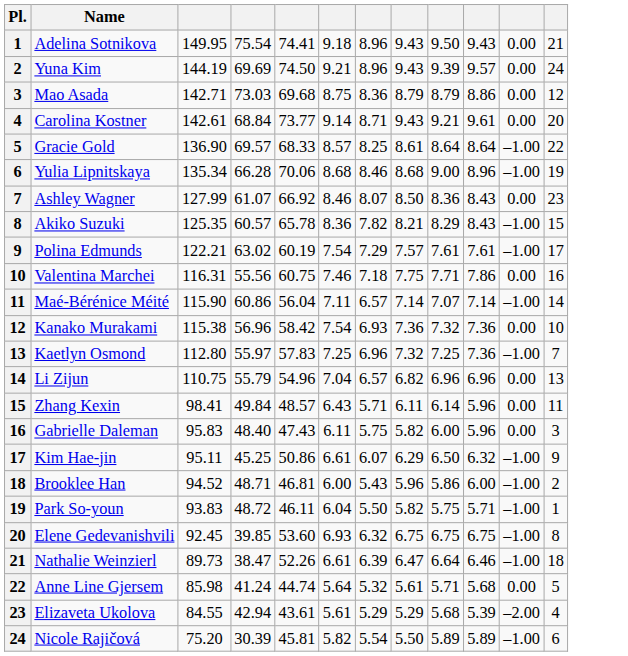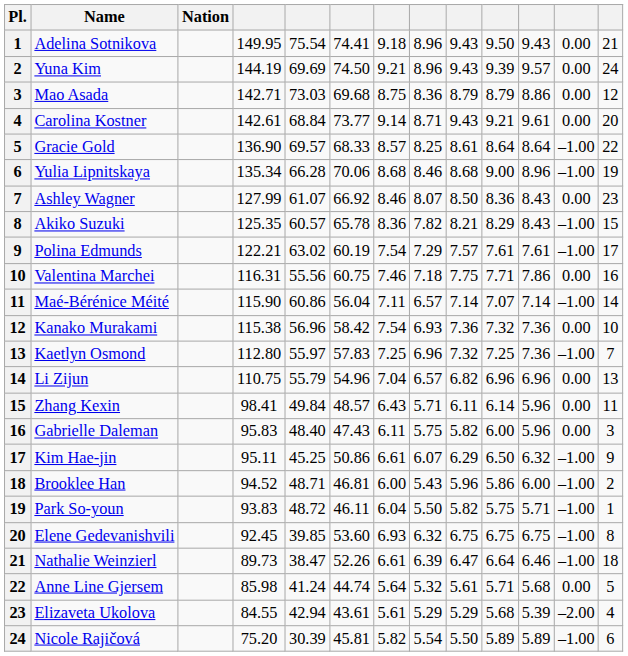+ column: (206, 17)
